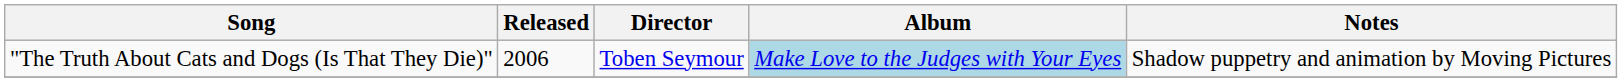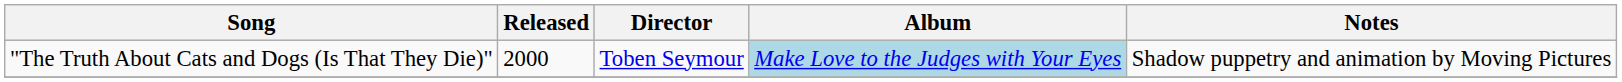(526, 58) 2006 -> (526, 58) 2000
